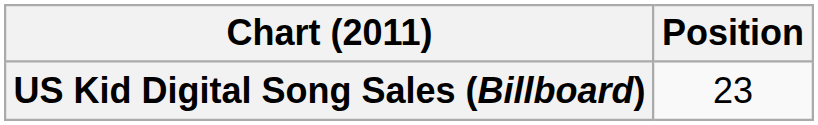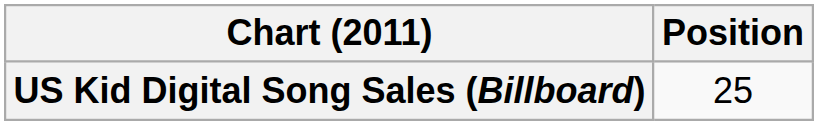(733, 90) 23 -> (733, 90) 25
